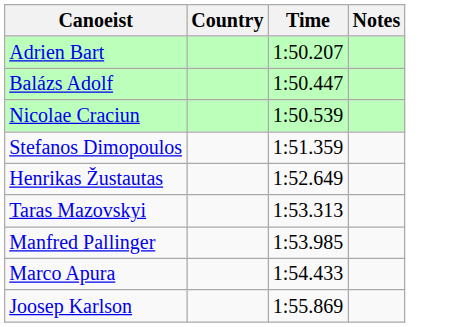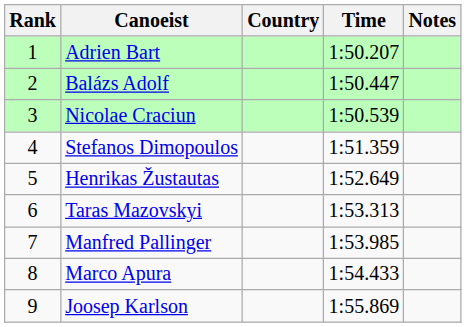+ column: (33, 20)
